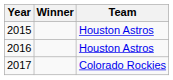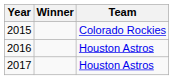(116, 30) Houston Astros -> (123, 30) Colorado Rockies
(123, 65) Colorado Rockies -> (116, 65) Houston Astros
